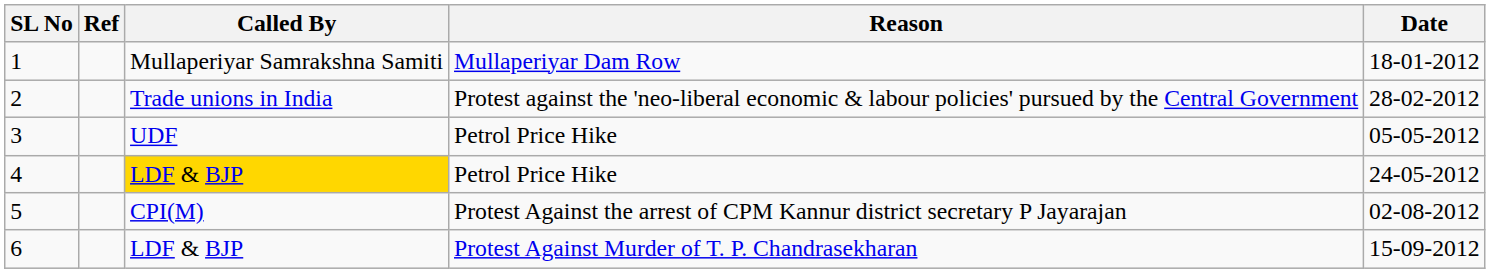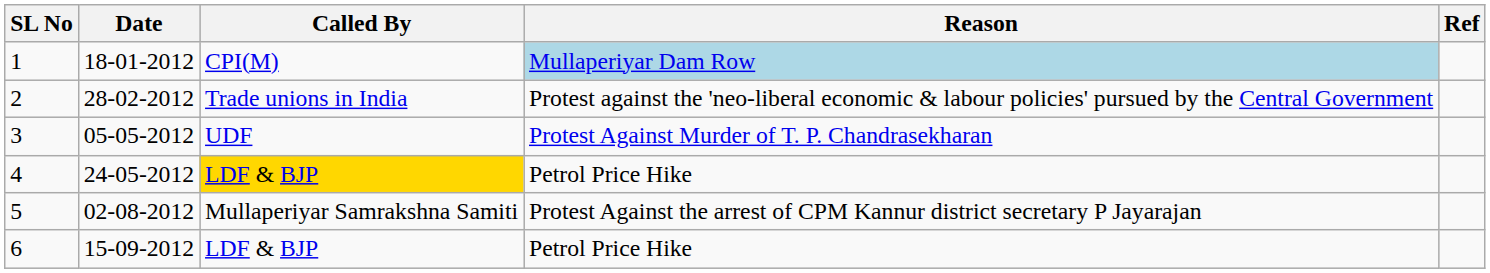columns swapped: (1424, 23) <-> (101, 23)
(287, 60) Mullaperiyar Samrakshna Samiti -> (242, 60) CPI(M)
(567, 60) no background -> (642, 60) lightblue background
(536, 135) Petrol Price Hike -> (761, 135) Protest Against Murder of T. P. Chandrasekharan
(167, 211) CPI(M) -> (362, 211) Mullaperiyar Samrakshna Samiti
(686, 248) Protest Against Murder of T. P. Chandrasekharan -> (611, 248) Petrol Price Hike
